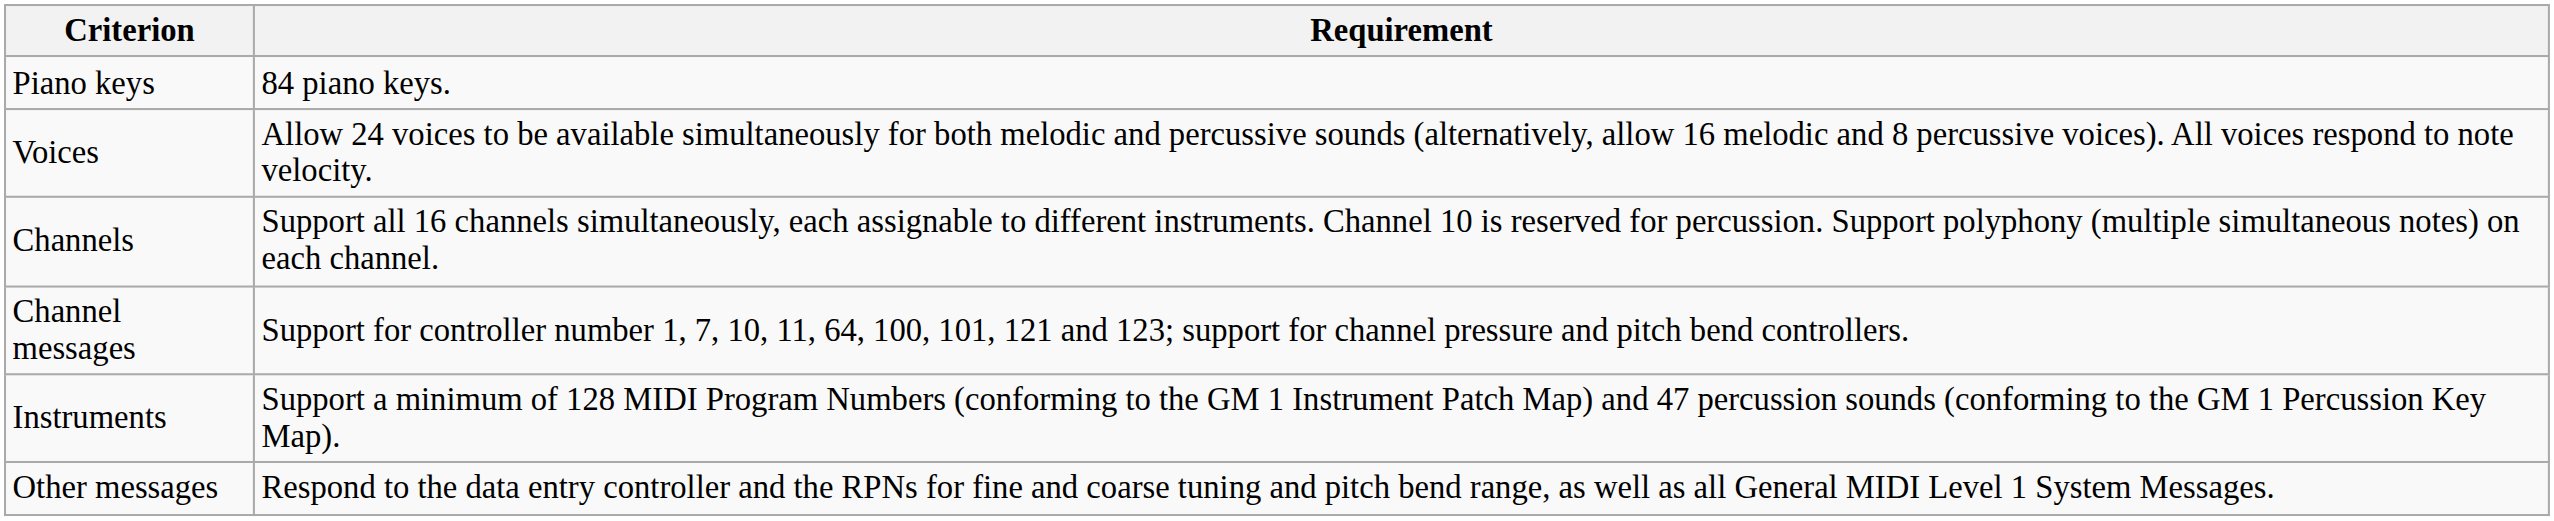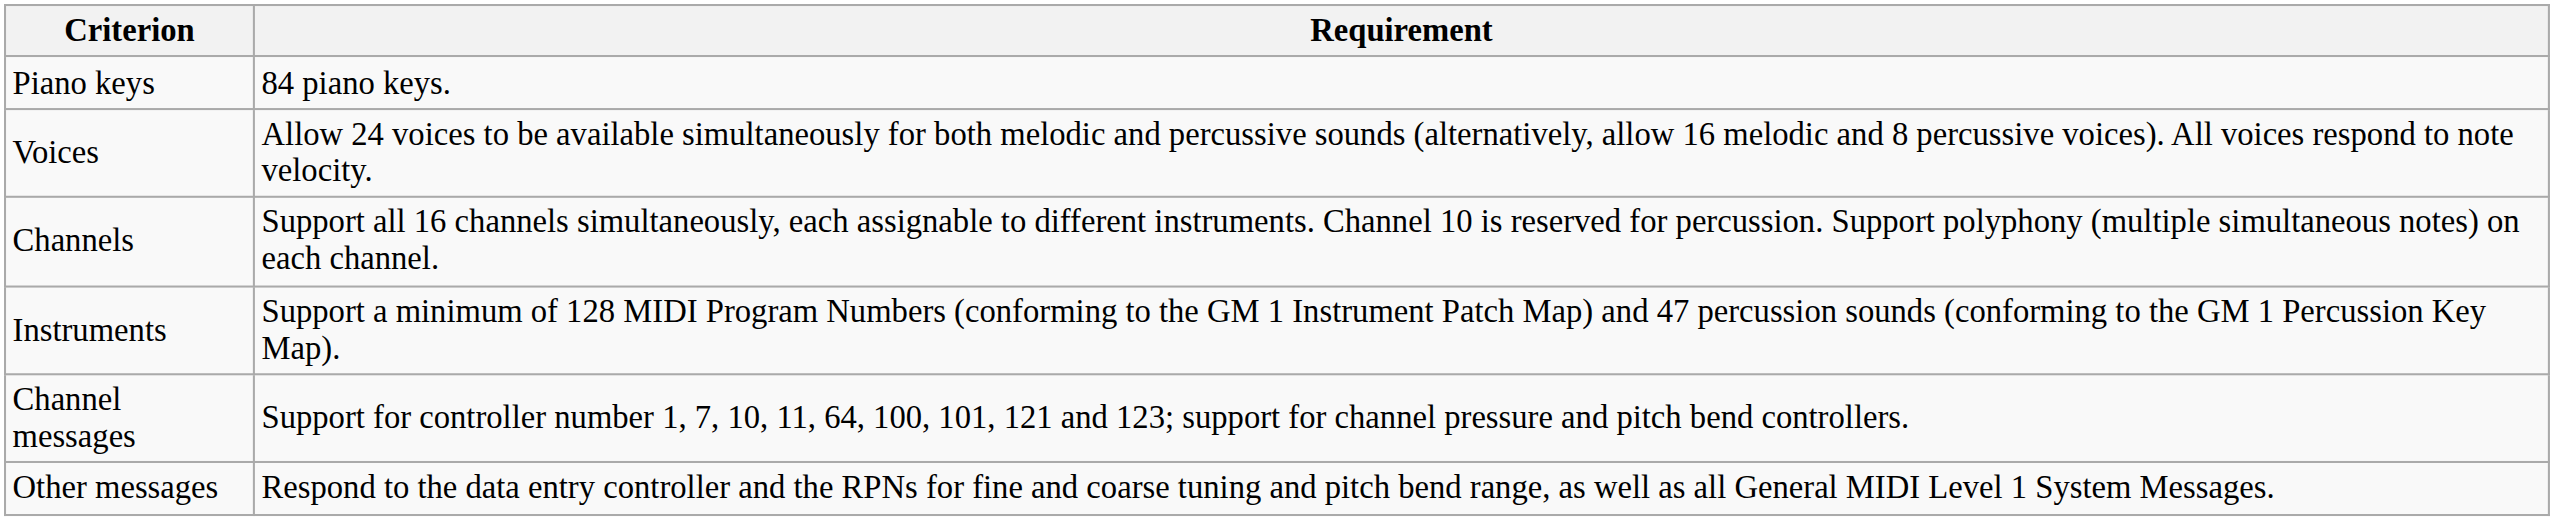rows swapped: (90, 417) <-> (74, 329)
